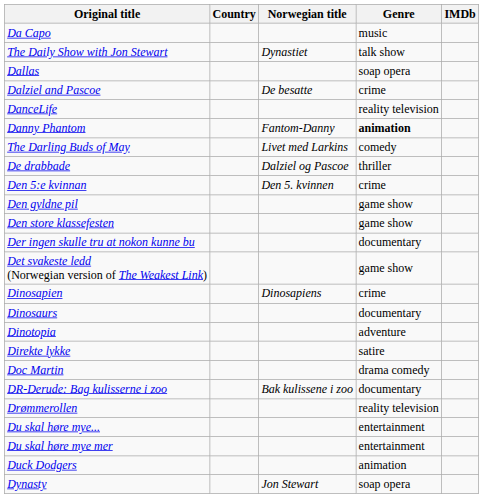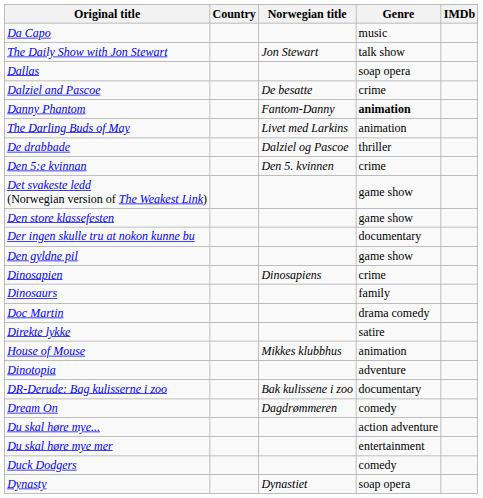(284, 52) Dynastiet -> (290, 52) Jon Stewart
- row: (32, 109)
(378, 147) comedy -> (383, 128) animation
rows swapped: (42, 204) <-> (107, 268)
(390, 312) documentary -> (374, 293) family
rows swapped: (31, 332) <-> (35, 370)
+ row: (46, 351)
+ row: (32, 408)
- row: (42, 408)
(392, 427) entertainment -> (398, 427) action adventure
(383, 465) animation -> (378, 465) comedy
(290, 484) Jon Stewart -> (284, 484) Dynastiet
